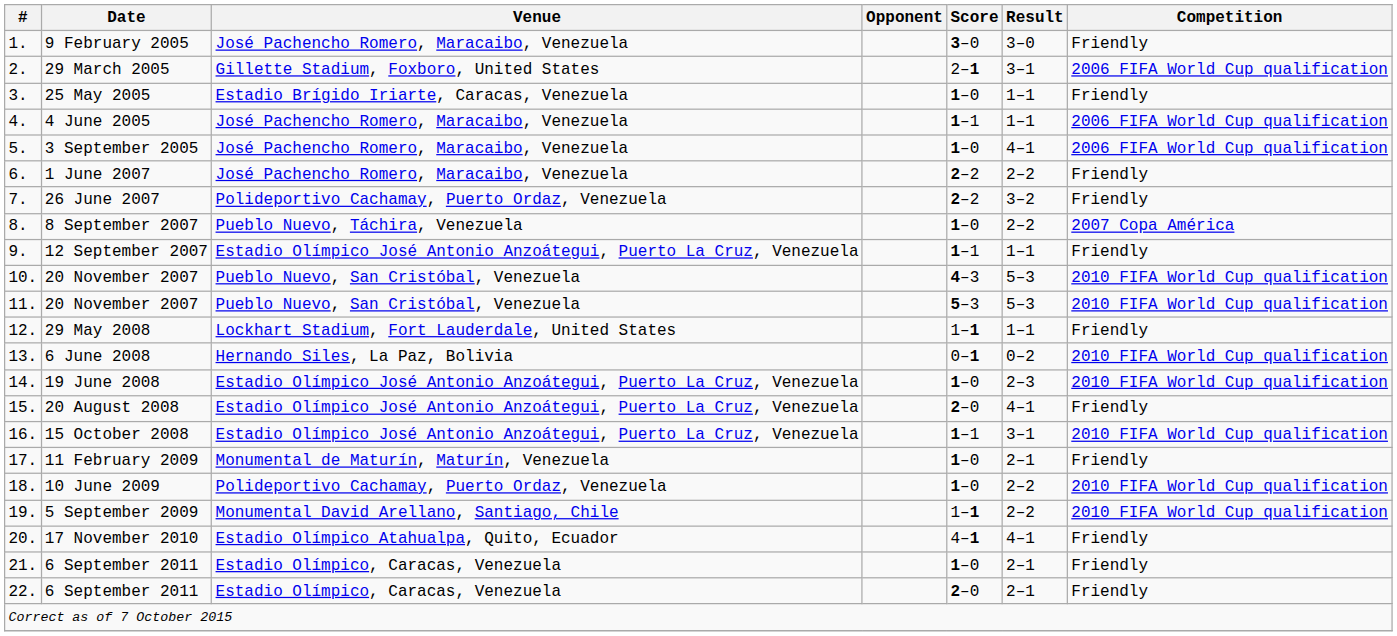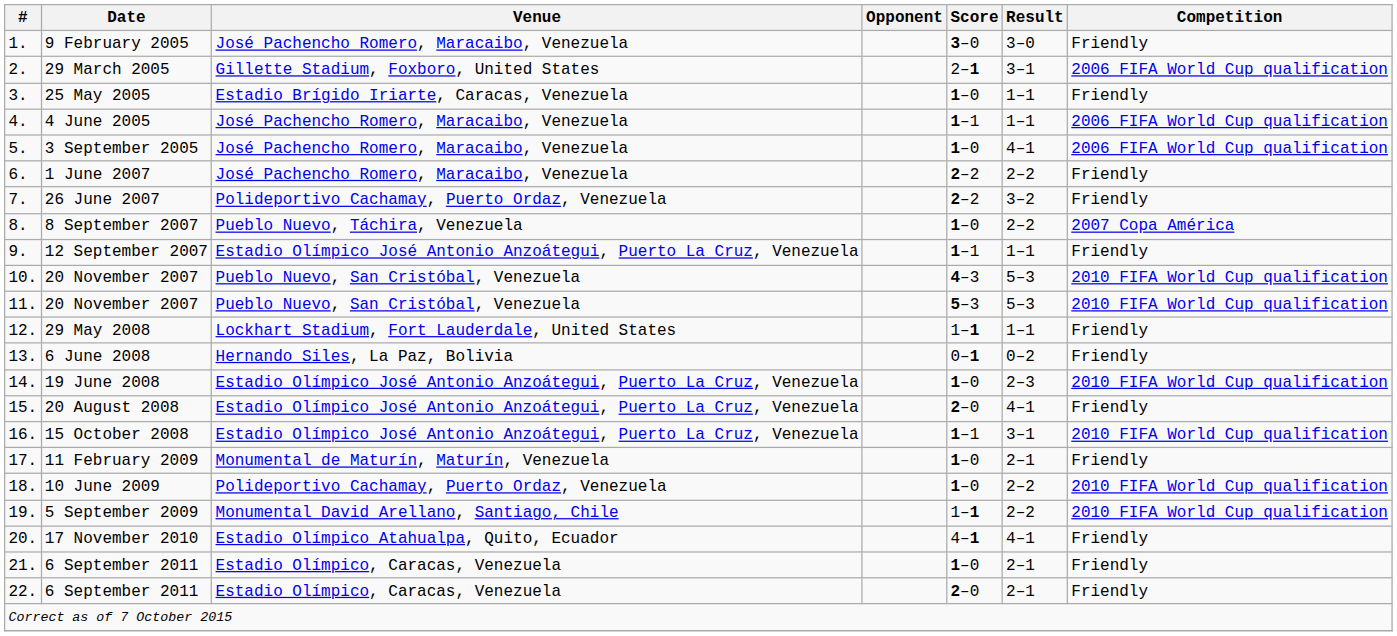(1230, 356) 2010 FIFA World Cup qualification -> (1110, 356) Friendly
